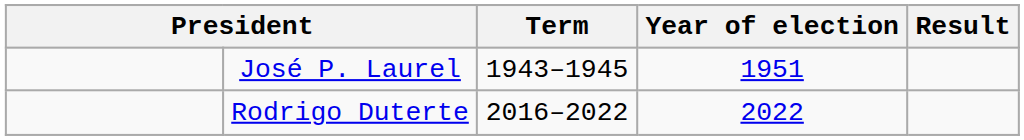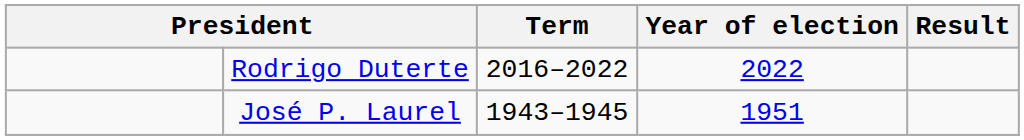rows swapped: (350, 70) <-> (350, 113)
